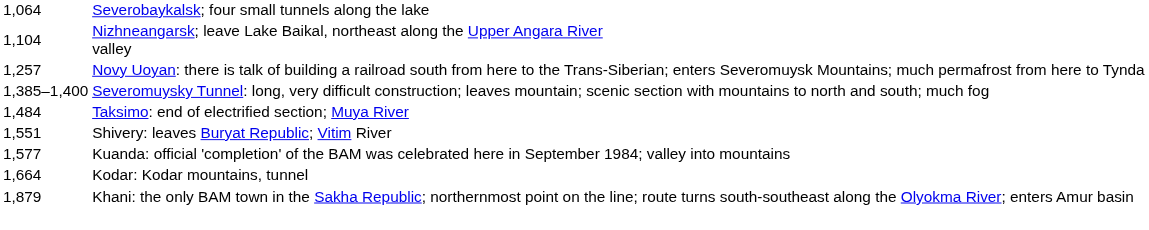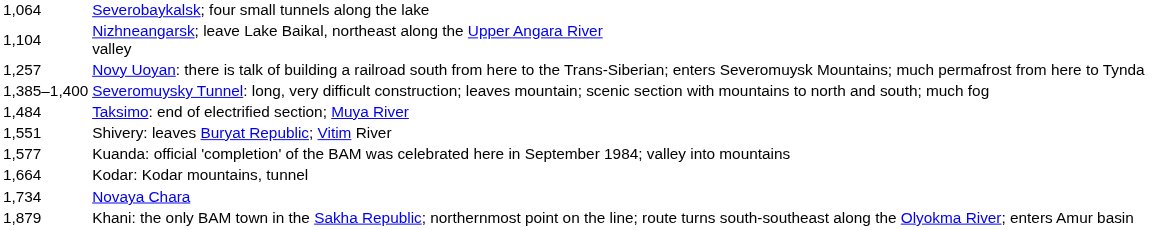+ row: (141, 196)
